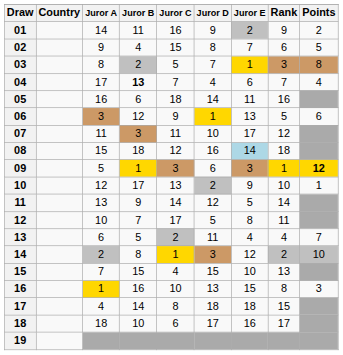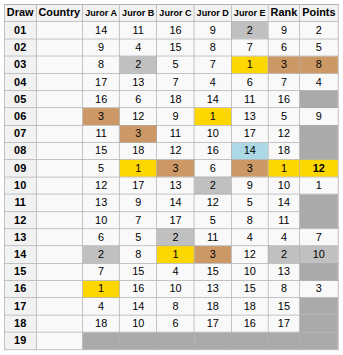(138, 82) bold -> (138, 82) normal
(319, 116) 6 -> (319, 116) 9
